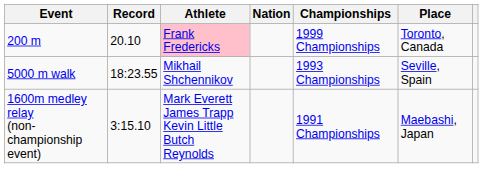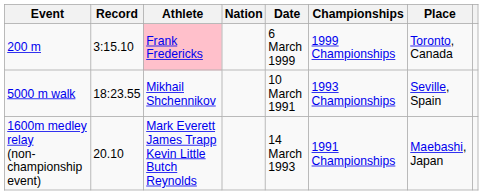+ column: (287, 14)
(126, 40) 20.10 -> (114, 47) 3:15.10
(131, 126) 3:15.10 -> (108, 154) 20.10
